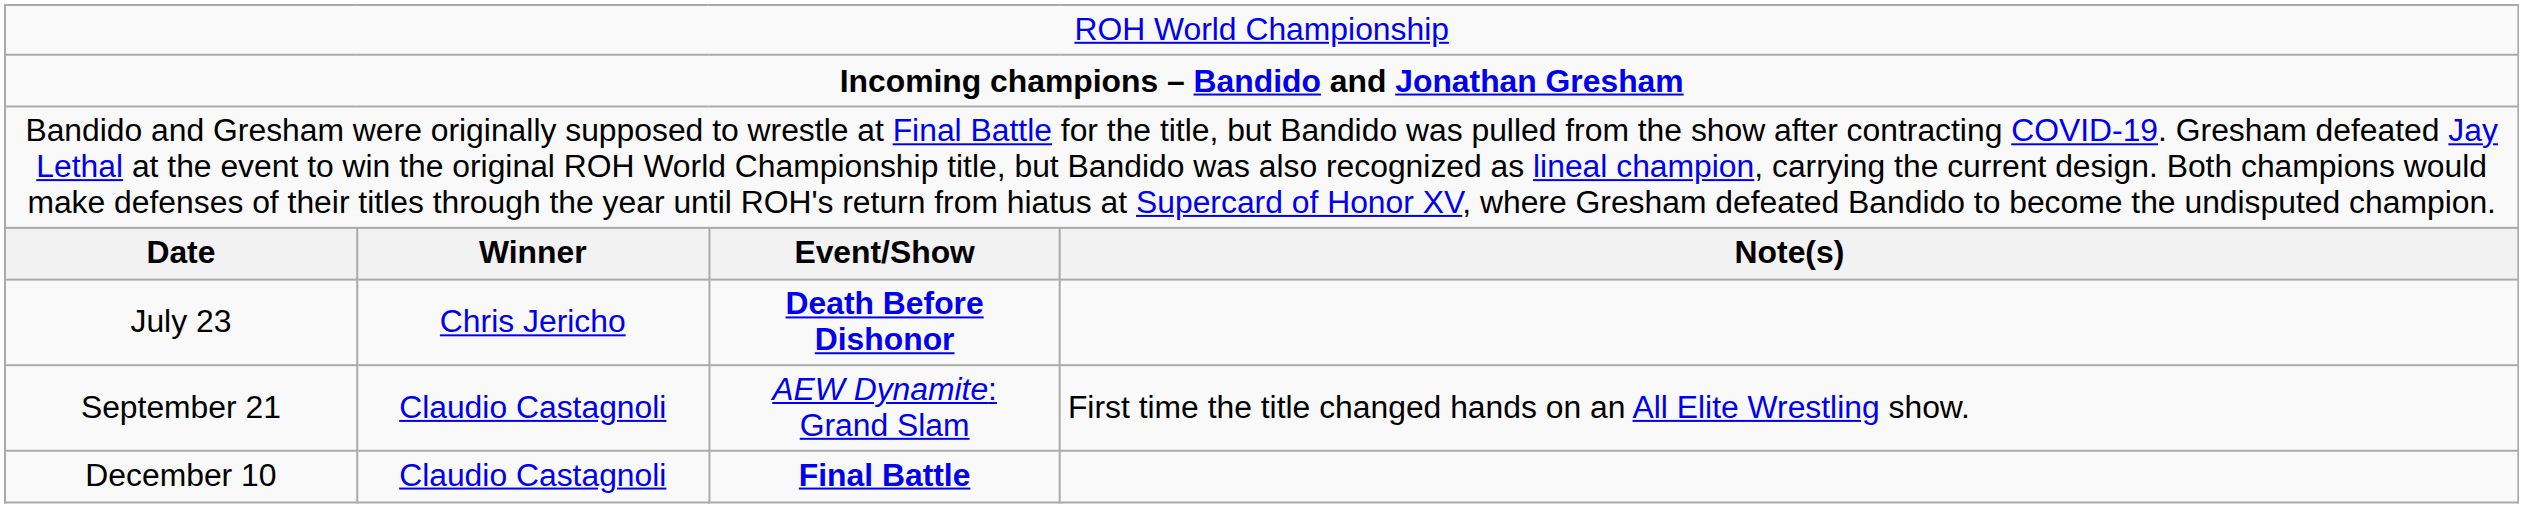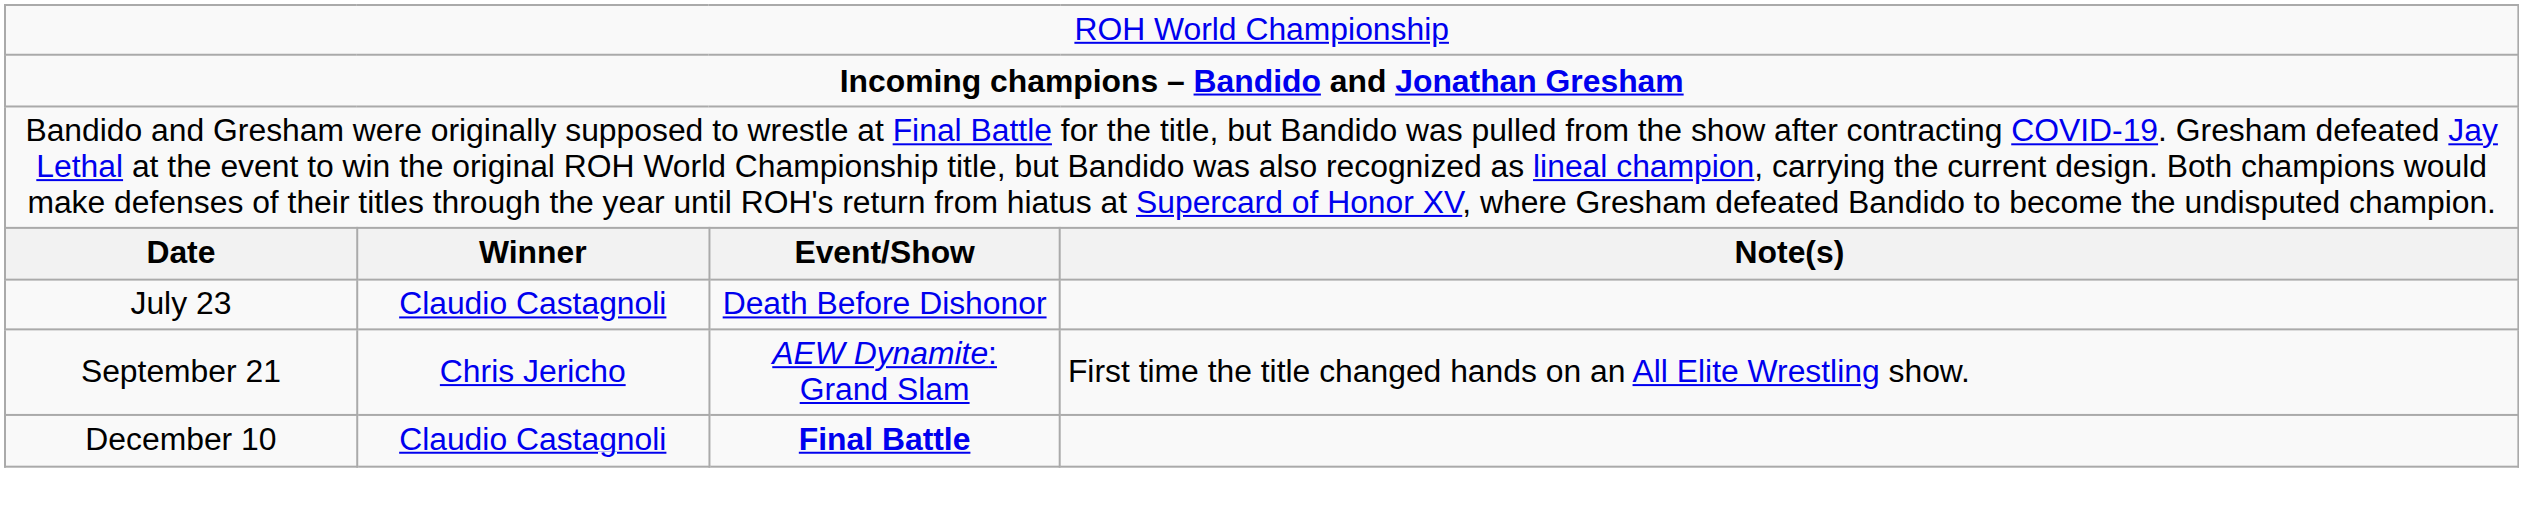(533, 321) Chris Jericho -> (533, 303) Claudio Castagnoli
(885, 321) bold -> (885, 303) normal
(533, 407) Claudio Castagnoli -> (533, 371) Chris Jericho
